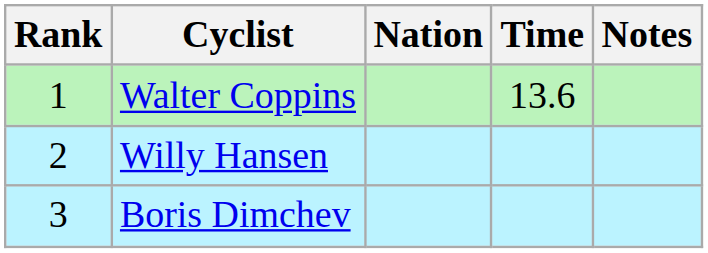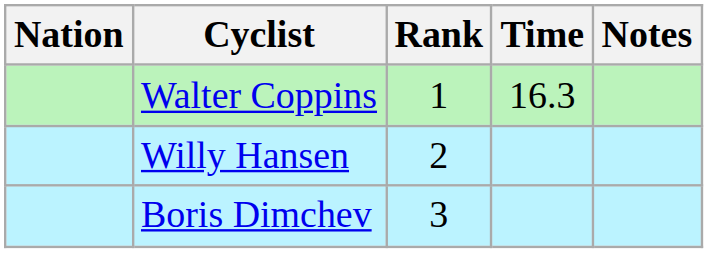columns swapped: (58, 34) <-> (428, 34)
(542, 94) 13.6 -> (542, 94) 16.3
